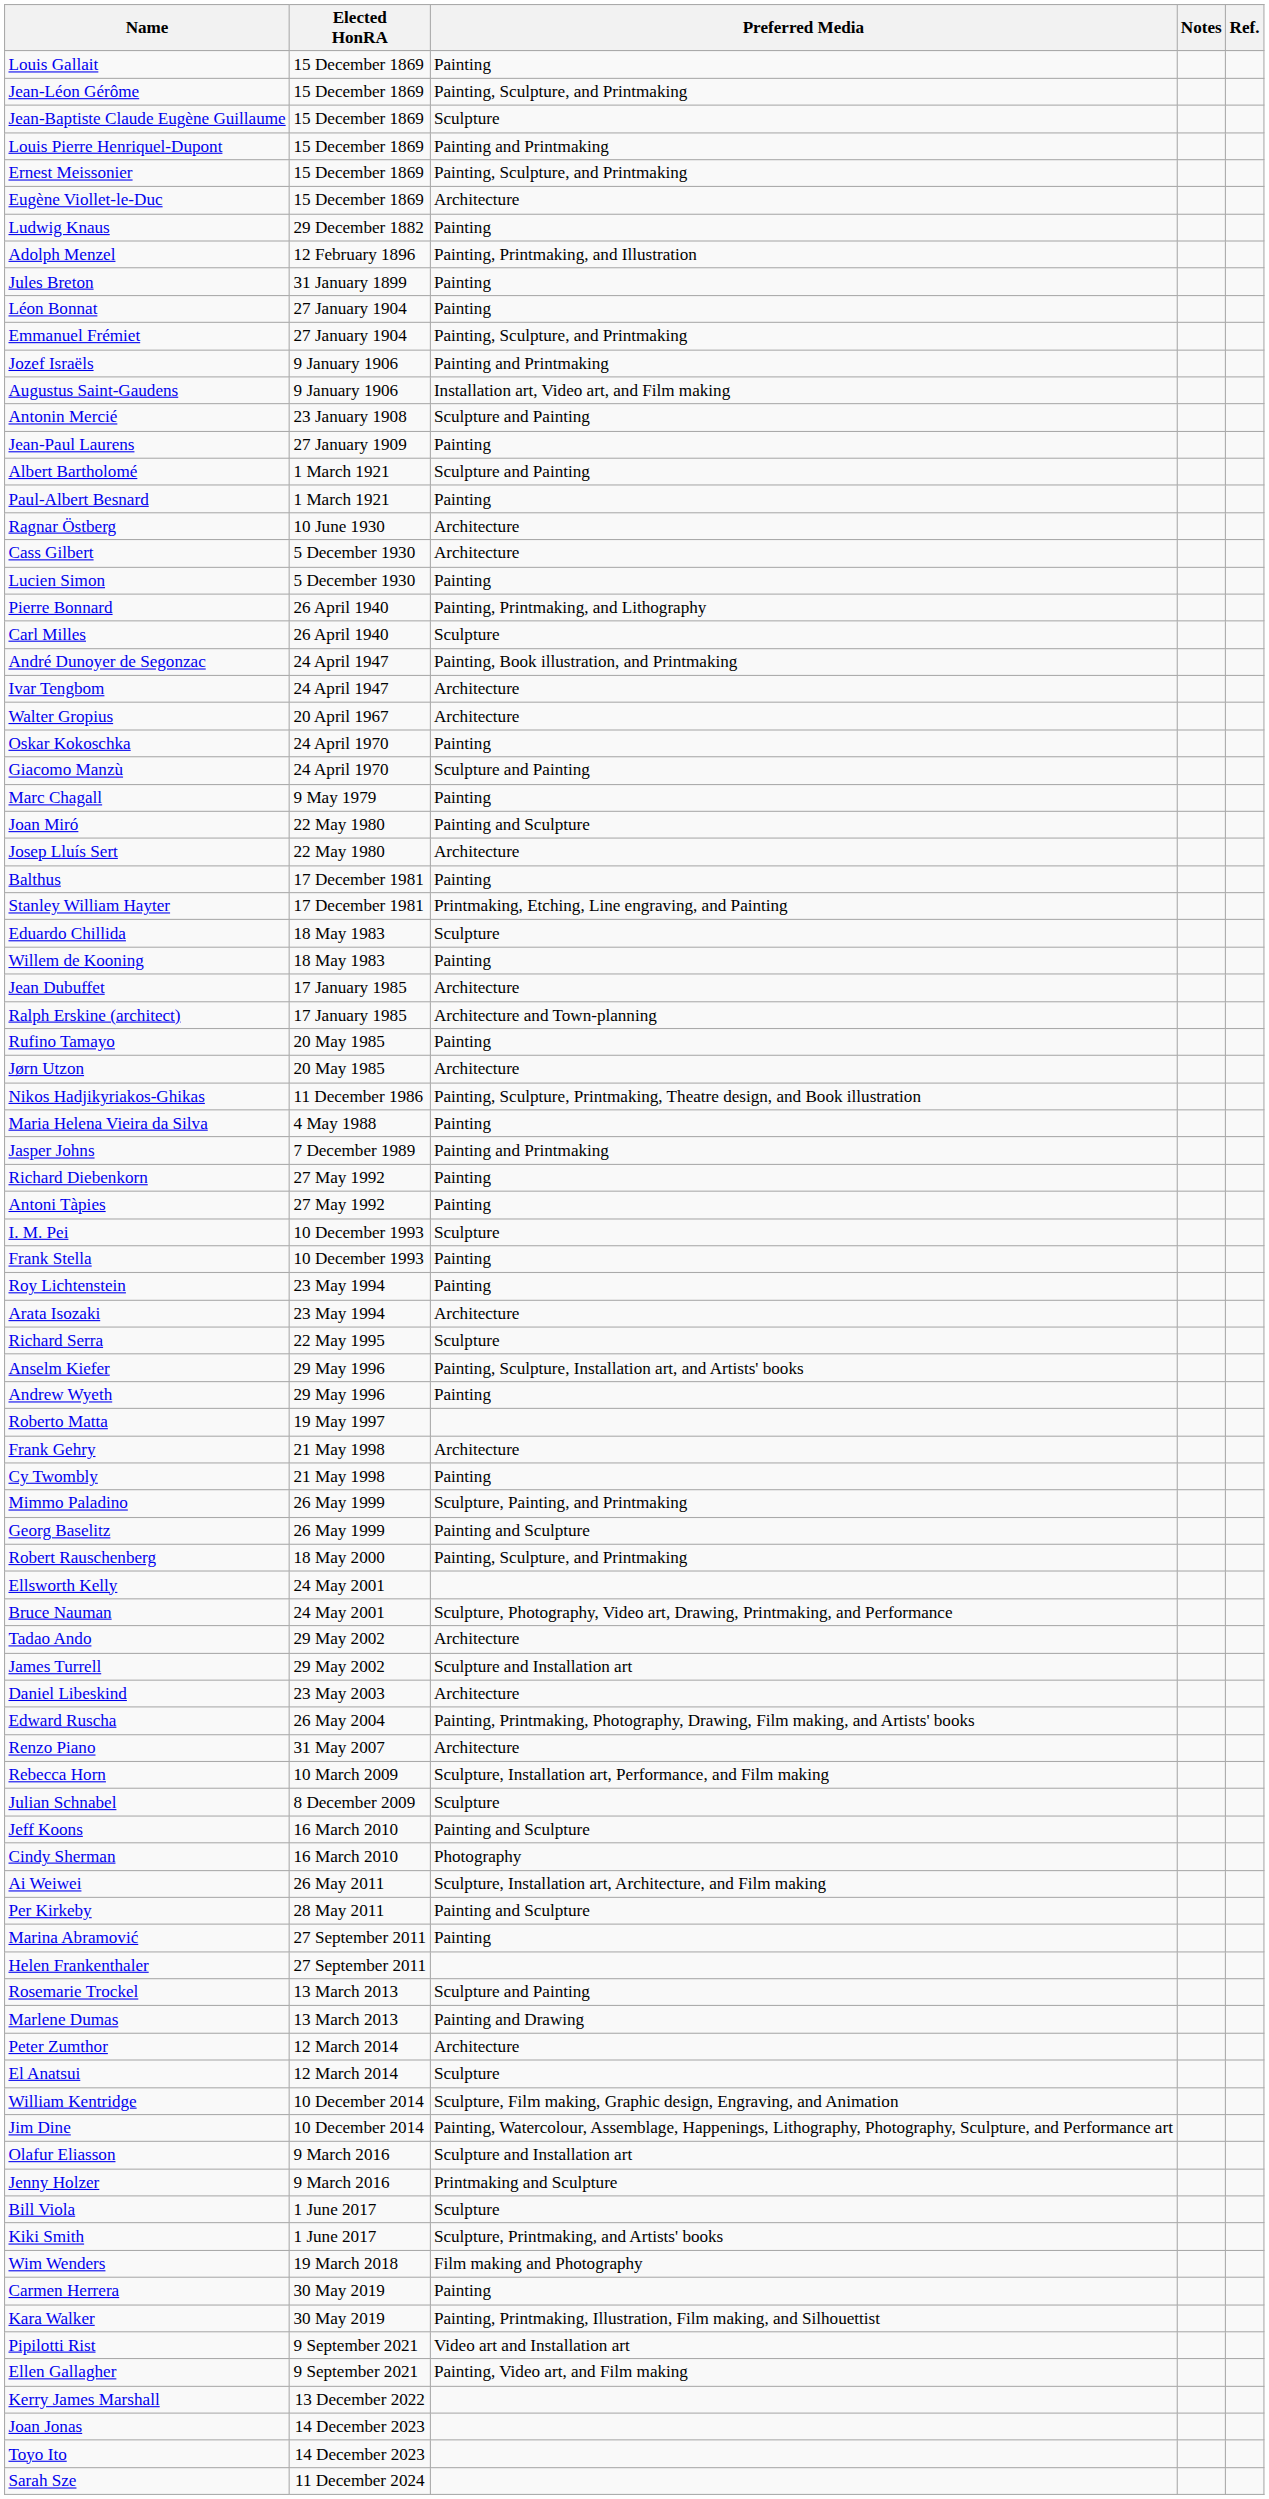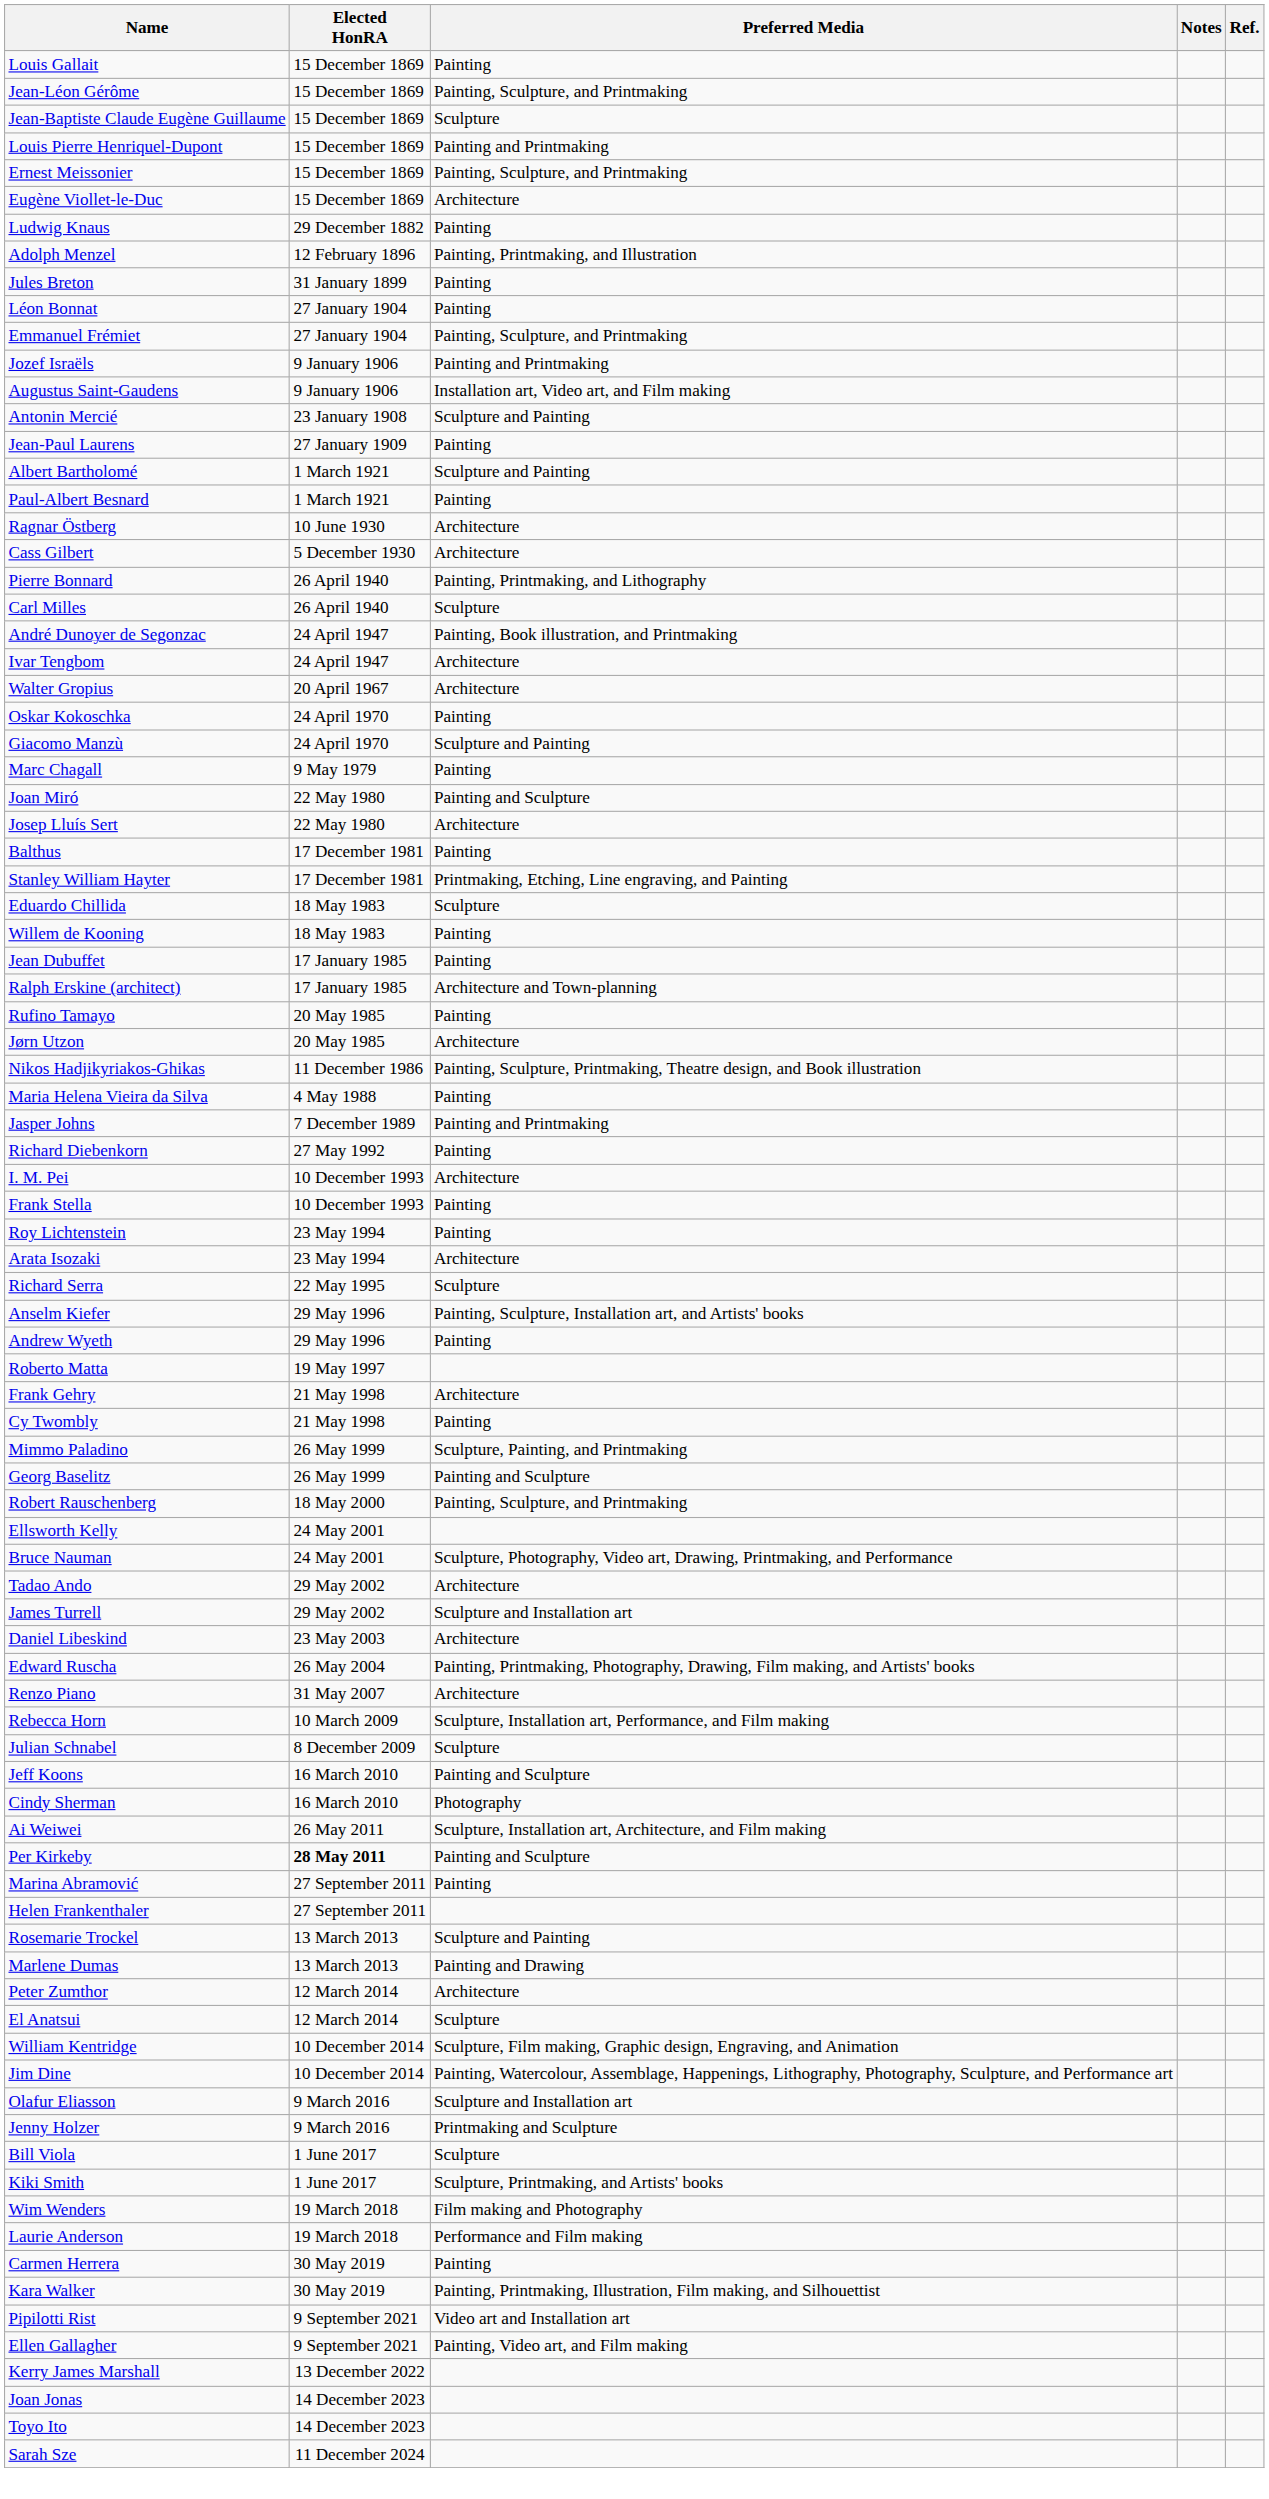- row: (57, 580)
(477, 987) Architecture -> (462, 960) Painting
- row: (57, 1204)
(467, 1231) Sculpture -> (477, 1177) Architecture
(339, 1910) normal -> (340, 1856) bold
+ row: (66, 2236)
